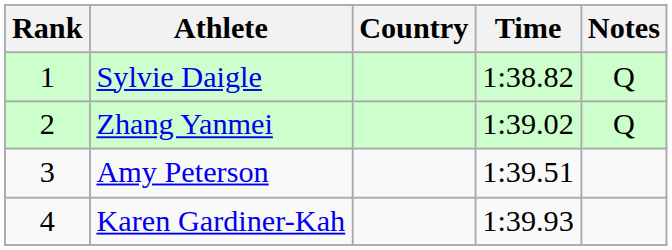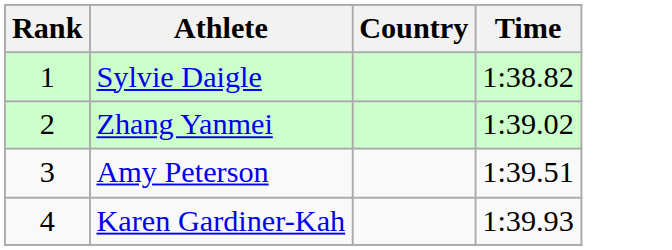- column: (624, 28)
